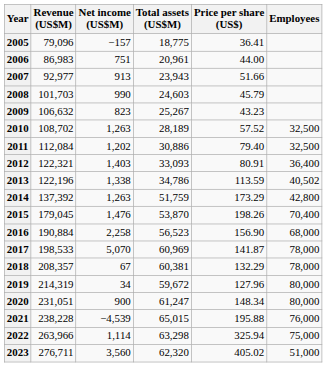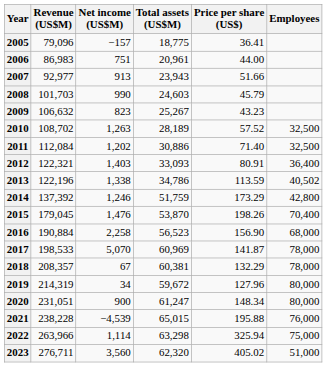(252, 146) 79.40 -> (252, 146) 71.40
(119, 197) 1,263 -> (119, 197) 1,246
